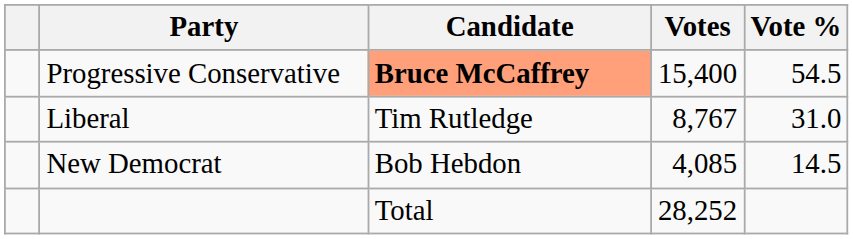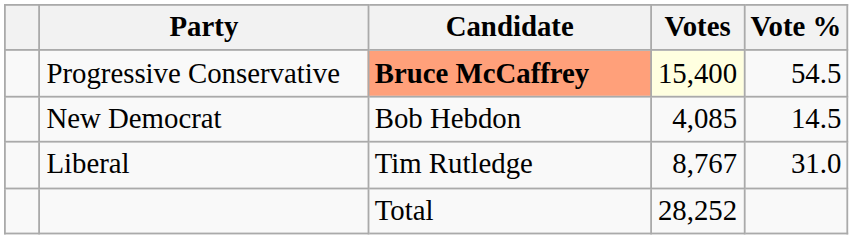(698, 73) no background -> (698, 73) lightyellow background
rows swapped: (88, 118) <-> (134, 164)
